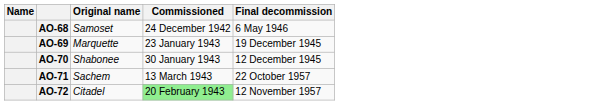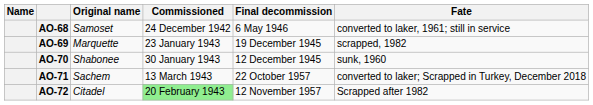+ column: (461, 12)
